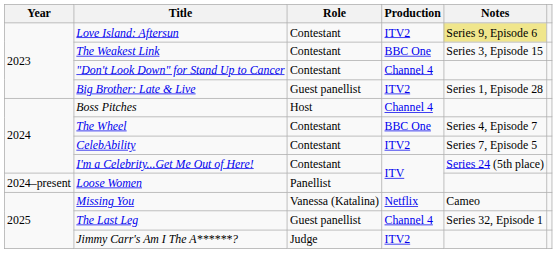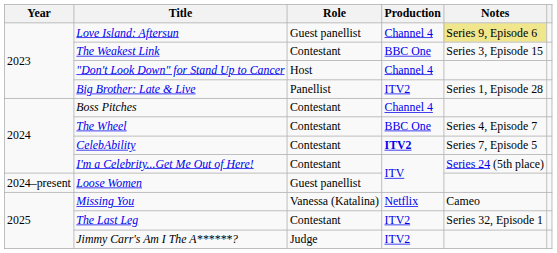(315, 32) Contestant -> (325, 32) Guest panellist
(397, 32) ITV2 -> (409, 32) Channel 4
(315, 70) Contestant -> (301, 70) Host
(325, 88) Guest panellist -> (310, 88) Panellist
(301, 107) Host -> (315, 107) Contestant
(397, 145) normal -> (398, 145) bold
(310, 182) Panellist -> (325, 182) Guest panellist
(325, 220) Guest panellist -> (315, 220) Contestant
(409, 220) Channel 4 -> (397, 220) ITV2
